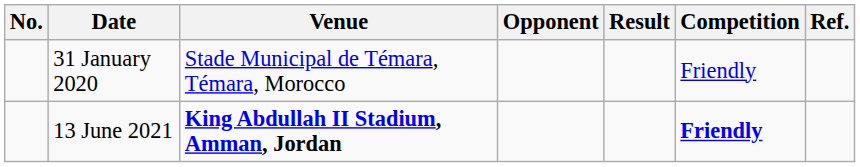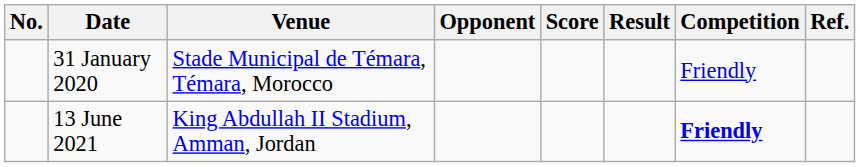+ column: (572, 22)
(313, 131) bold -> (292, 131) normal
